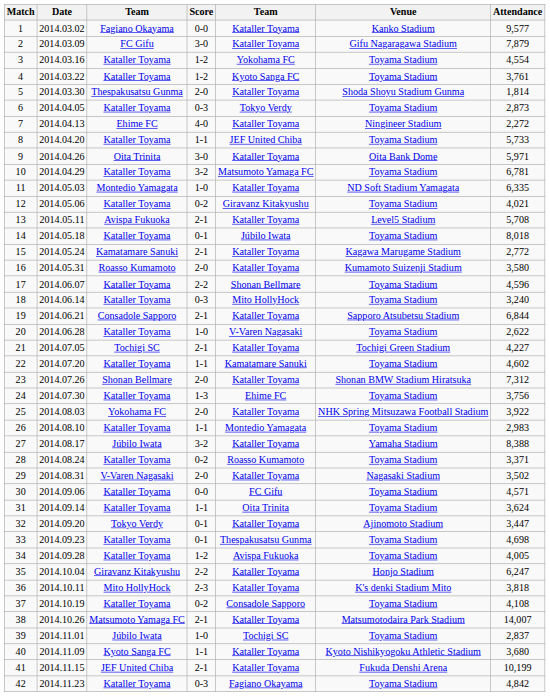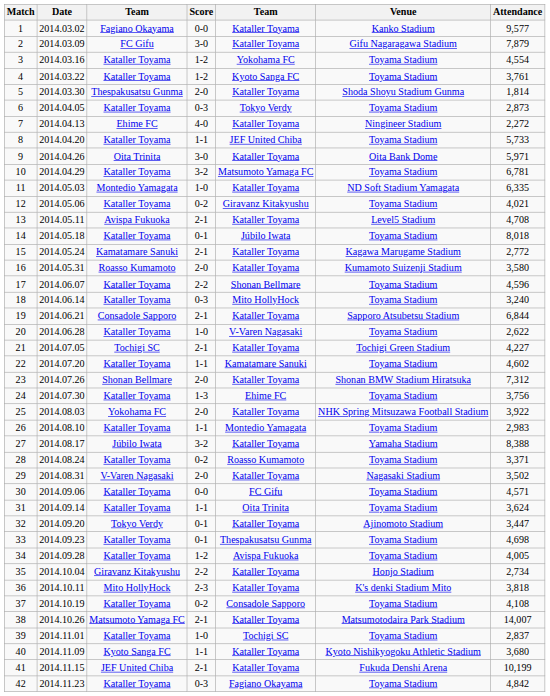(518, 220) 5,708 -> (518, 220) 4,708
(518, 572) 6,247 -> (518, 572) 2,734
(137, 635) Júbilo Iwata -> (137, 635) Kataller Toyama
